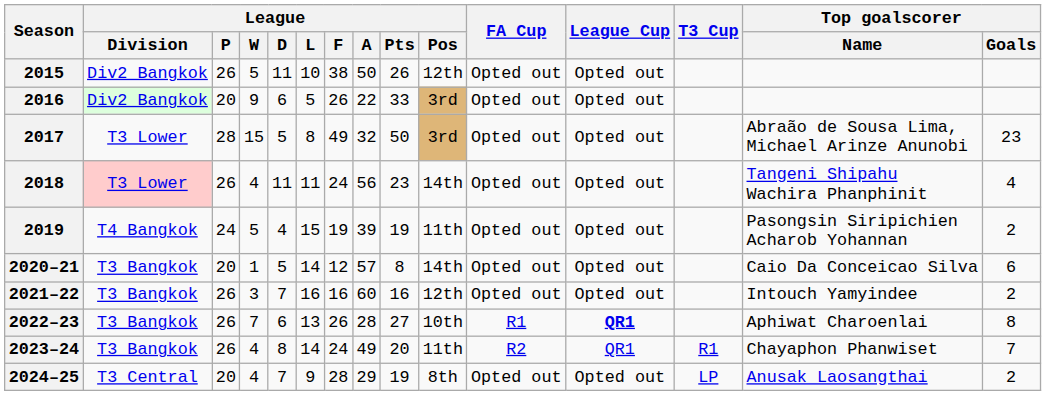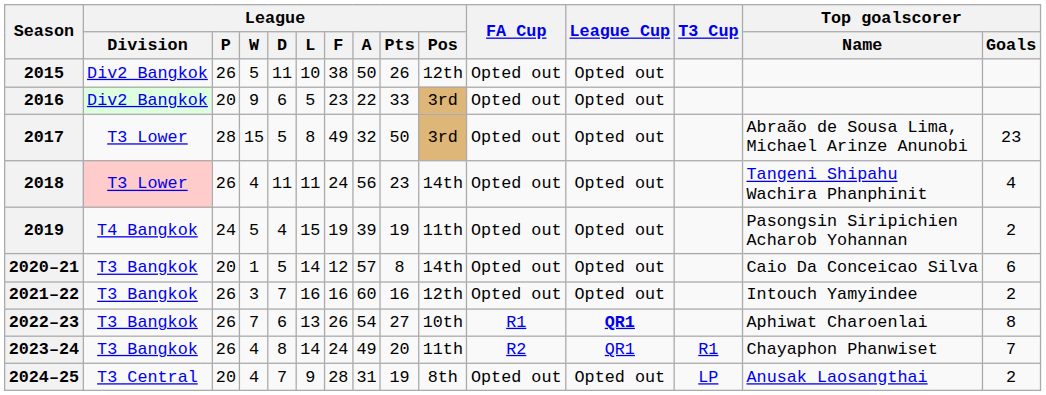(338, 100) 26 -> (338, 100) 23
(366, 322) 28 -> (366, 322) 54
(366, 377) 29 -> (366, 377) 31
